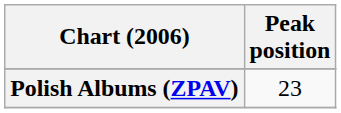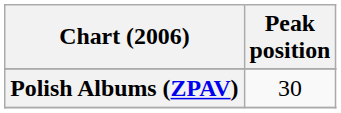(290, 88) 23 -> (290, 88) 30
